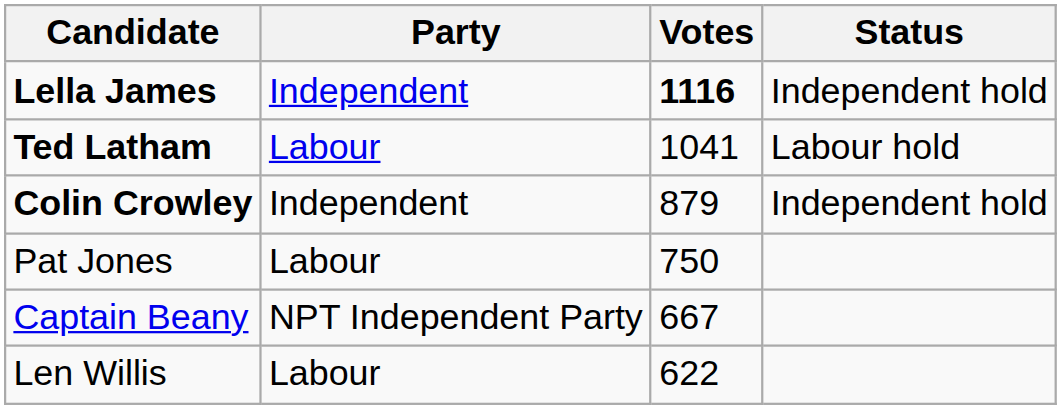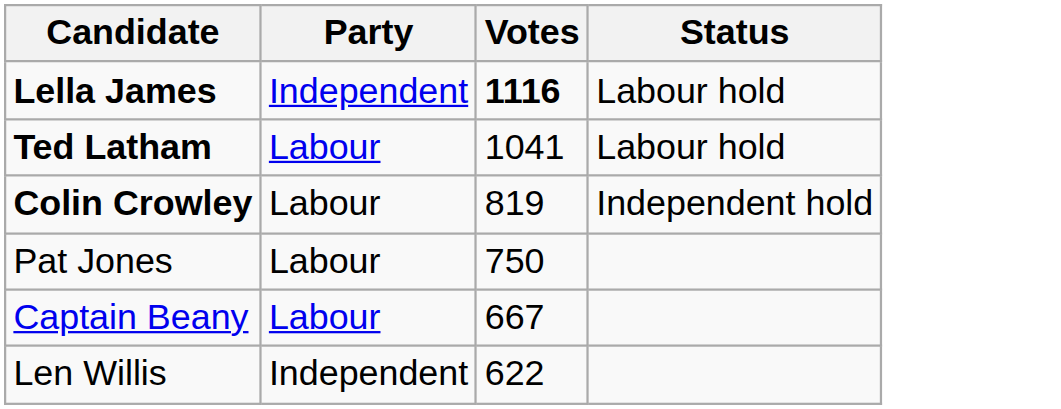(909, 89) Independent hold -> (691, 89) Labour hold
(369, 203) Independent -> (325, 203) Labour
(689, 203) 879 -> (515, 203) 819
(456, 317) NPT Independent Party -> (325, 317) Labour
(325, 373) Labour -> (369, 373) Independent
